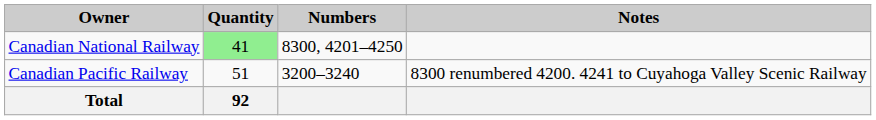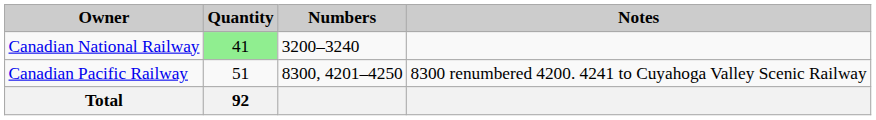(342, 45) 8300, 4201–4250 -> (321, 45) 3200–3240
(321, 73) 3200–3240 -> (342, 73) 8300, 4201–4250
